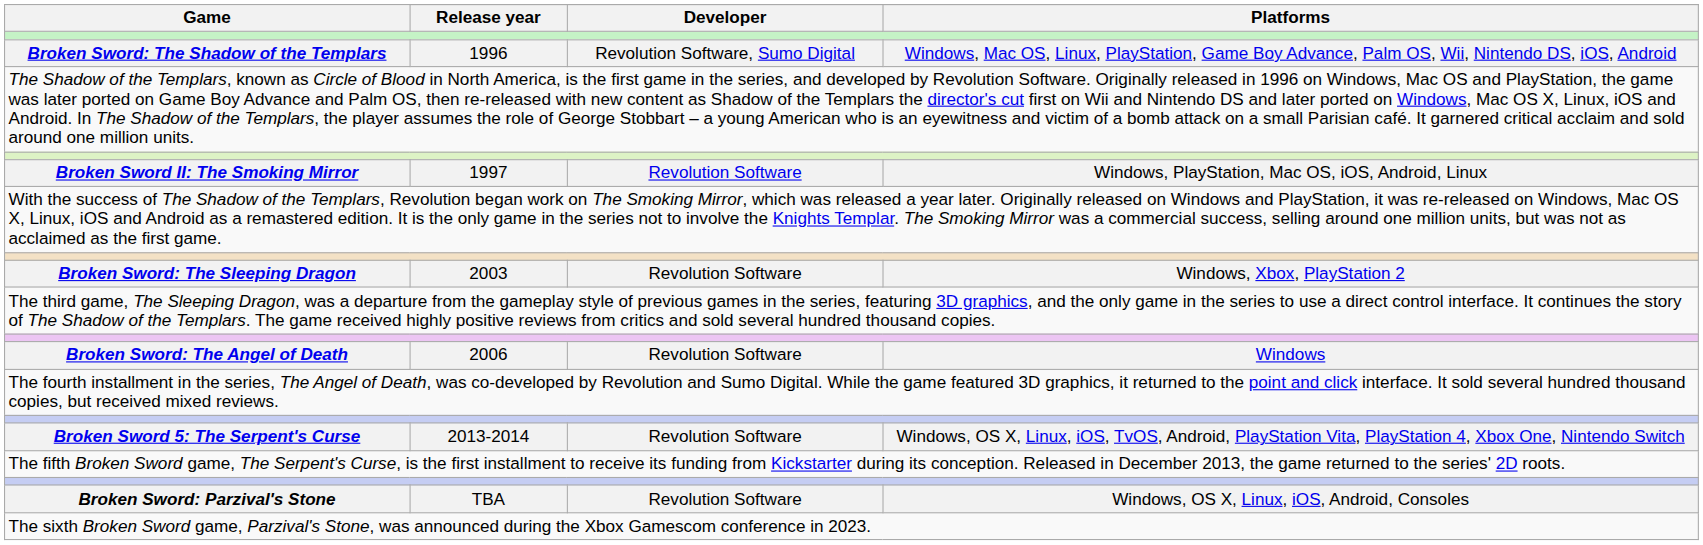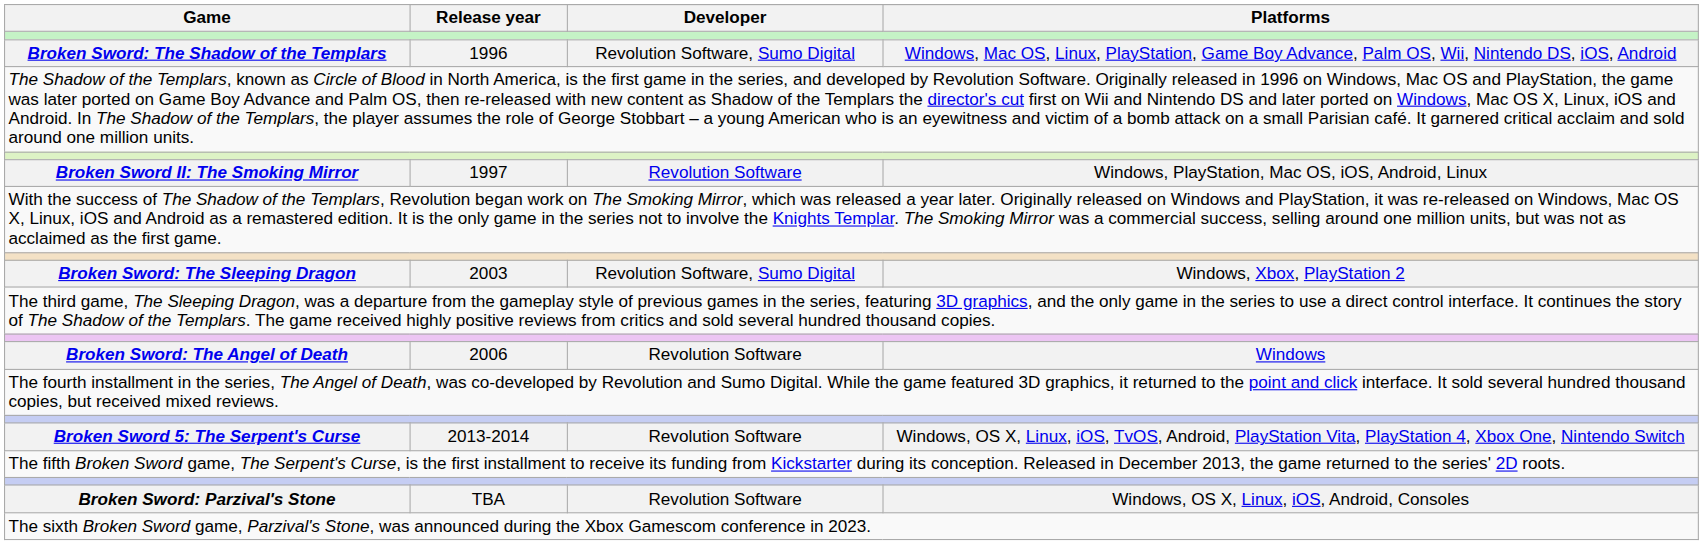(725, 273) Revolution Software -> (725, 273) Revolution Software, Sumo Digital
